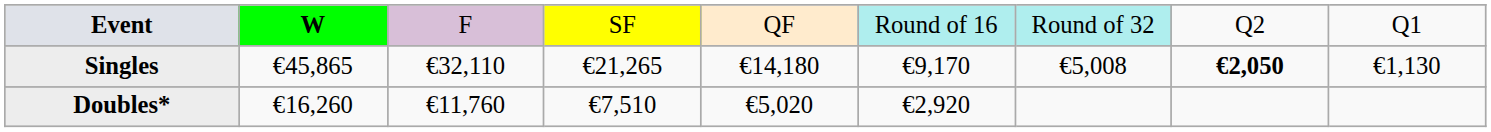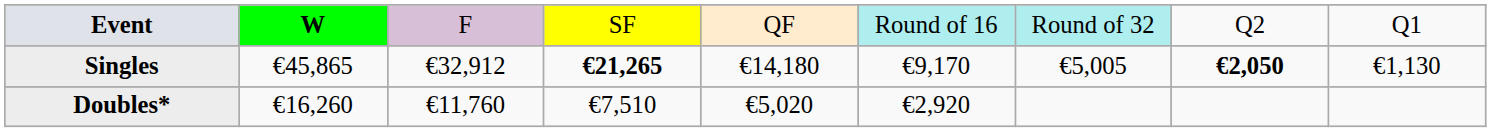(465, 65) €32,110 -> (465, 65) €32,912
(622, 65) normal -> (622, 65) bold
(1093, 65) €5,008 -> (1093, 65) €5,005
